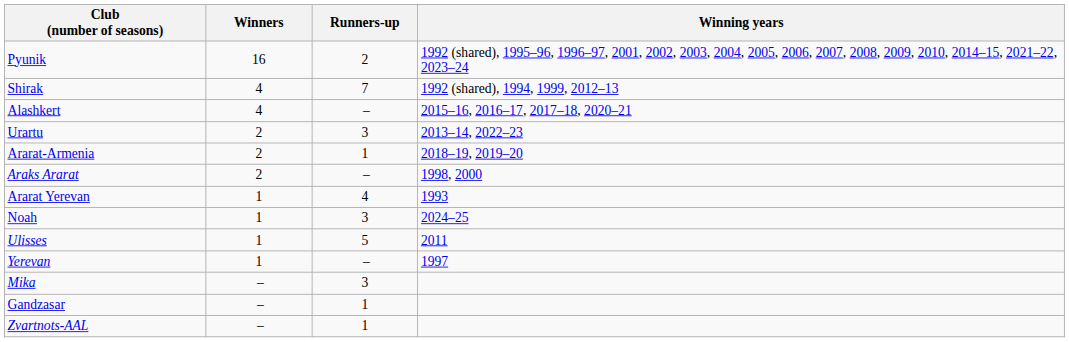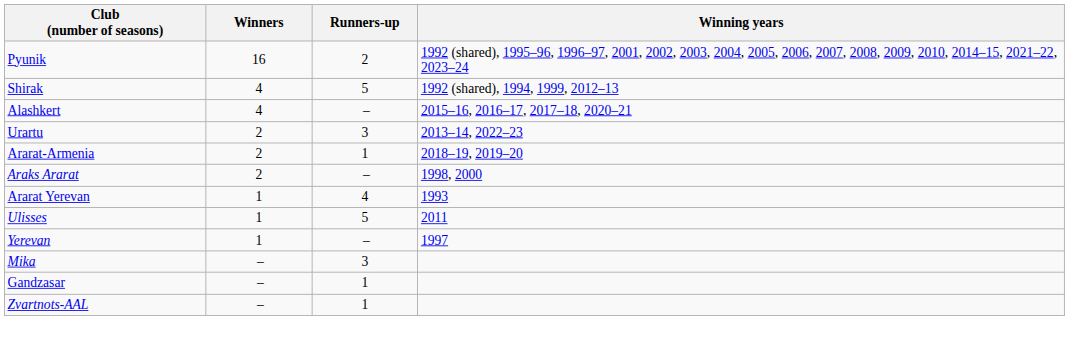(365, 89) 7 -> (365, 89) 5
- row: (22, 218)
